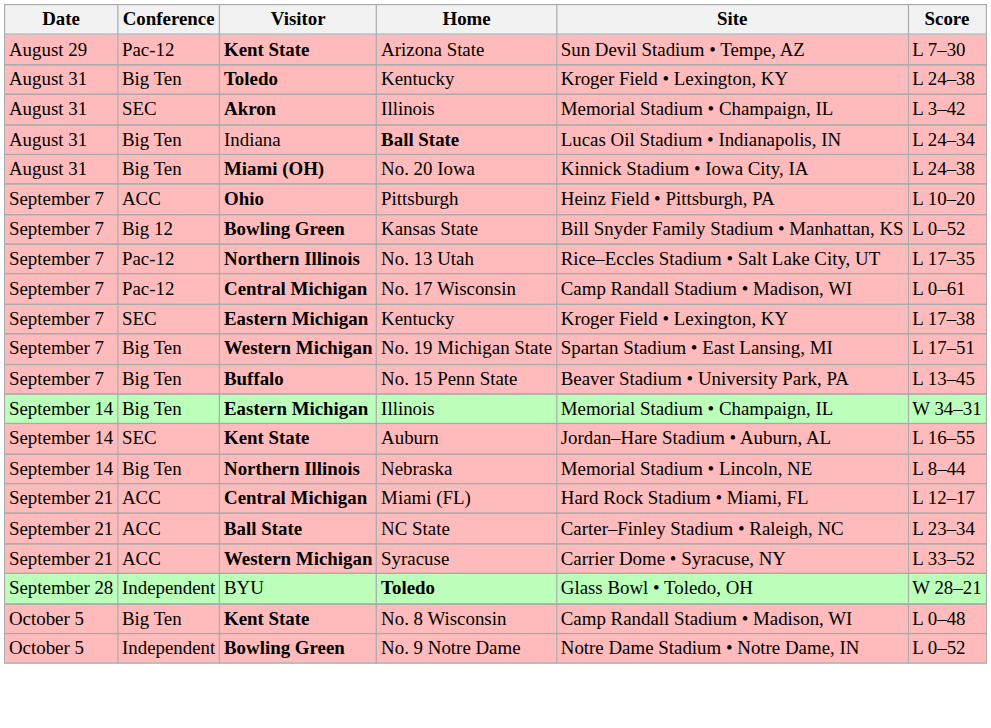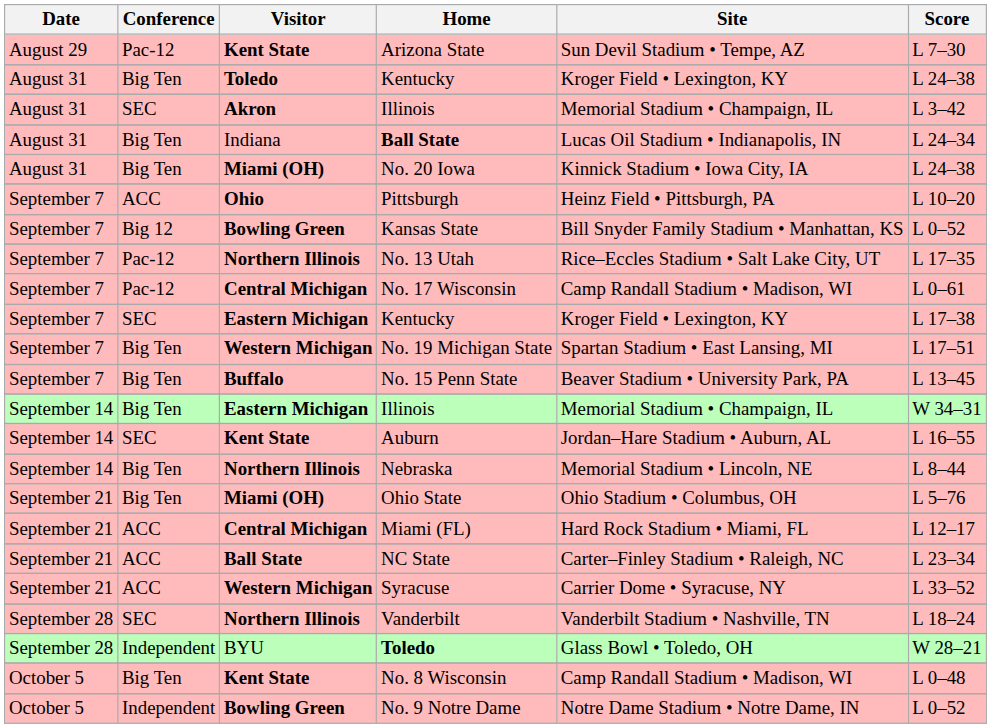+ row: (274, 498)
+ row: (292, 618)
